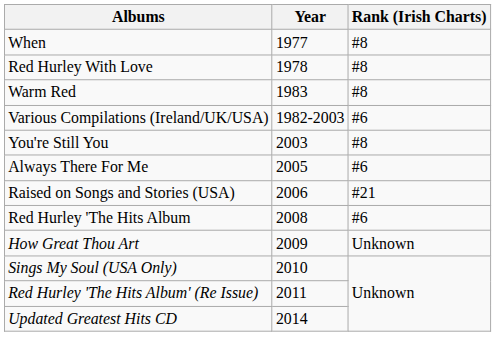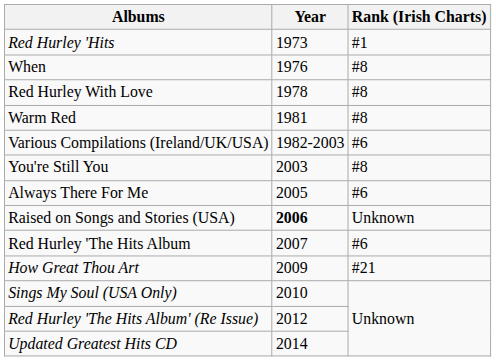+ row: (61, 42)
(292, 42) 1977 -> (292, 67) 1976
(292, 92) 1983 -> (292, 117) 1981
(292, 192) normal -> (292, 218) bold
(364, 192) #21 -> (383, 218) Unknown
(292, 218) 2008 -> (292, 243) 2007
(383, 243) Unknown -> (364, 268) #21
(291, 293) 2011 -> (292, 318) 2012
